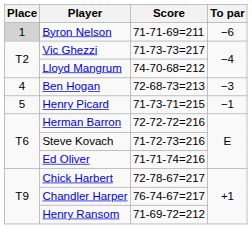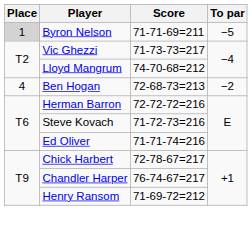(227, 31) −6 -> (227, 31) −5
(227, 86) −3 -> (227, 86) −2
- row: (76, 104)
